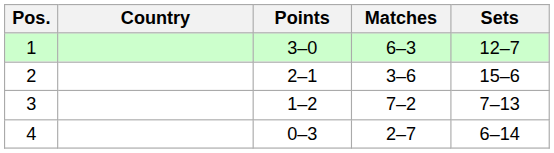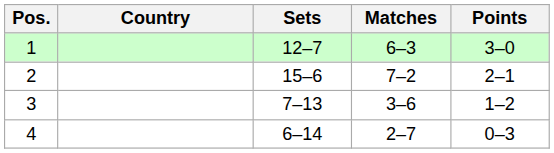columns swapped: (302, 18) <-> (500, 18)
(401, 76) 3–6 -> (401, 76) 7–2
(401, 104) 7–2 -> (401, 104) 3–6
